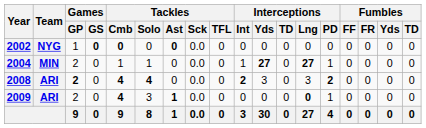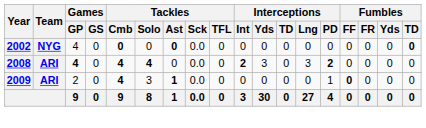(75, 47) 1 -> (75, 47) 4
(96, 47) bold -> (96, 47) normal
(412, 47) normal -> (412, 47) bold
- row: (19, 64)
(75, 81) 2 -> (75, 64) 4
(308, 98) bold -> (308, 81) normal
(349, 98) normal -> (349, 81) bold
